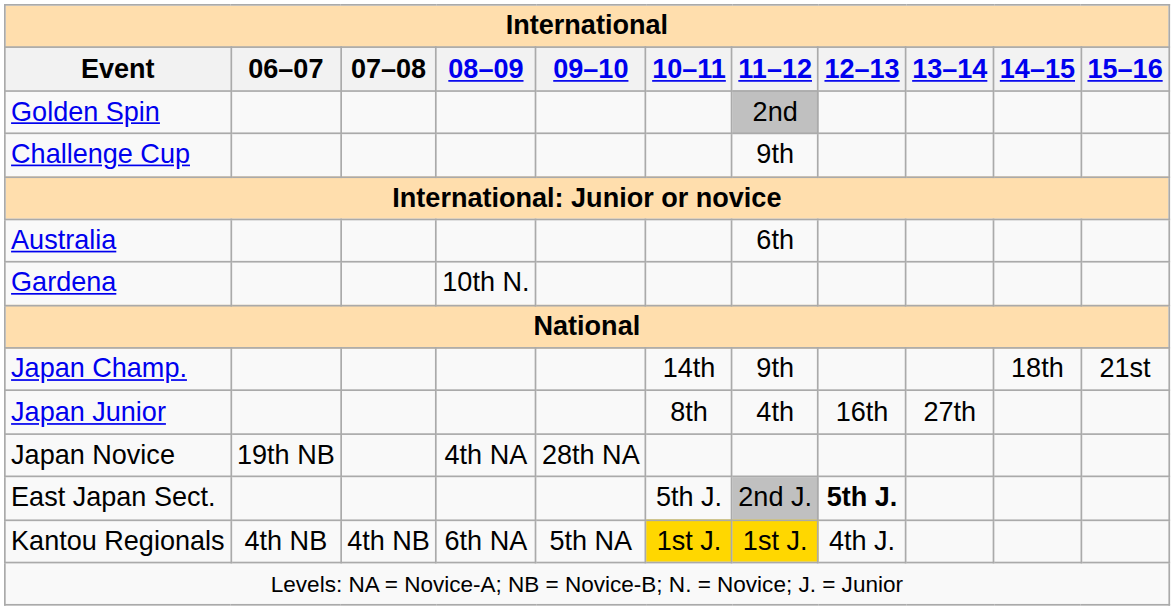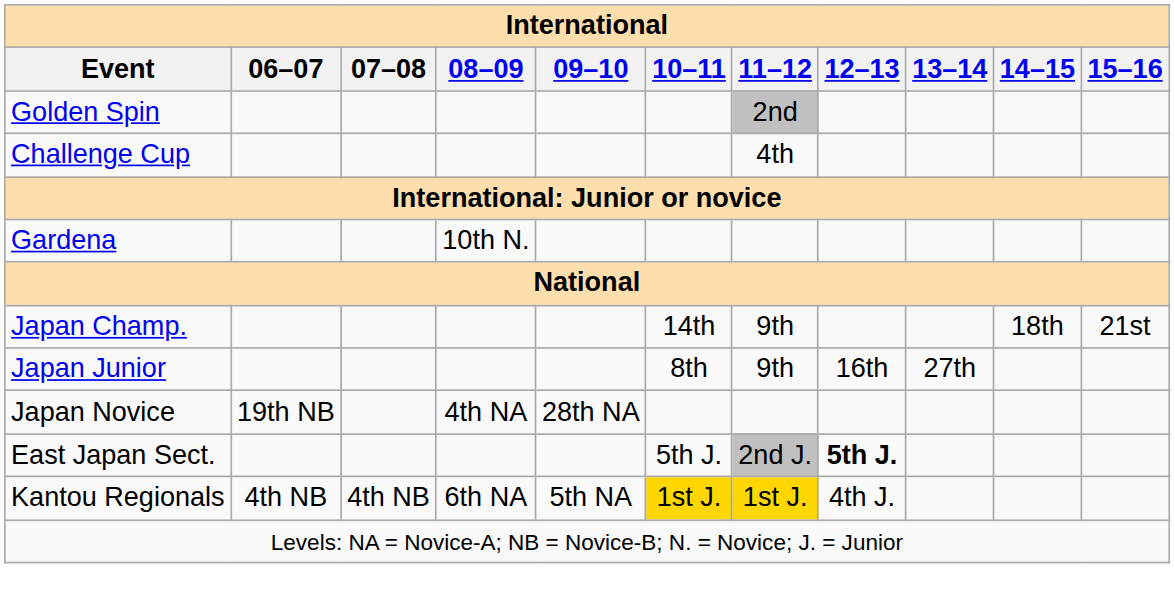(775, 154) 9th -> (775, 154) 4th
- row: (64, 240)
(775, 411) 4th -> (775, 369) 9th
